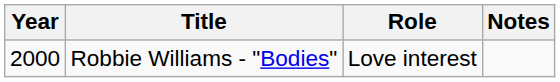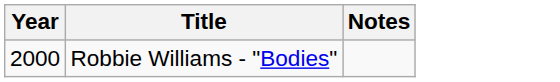- column: (412, 22)
